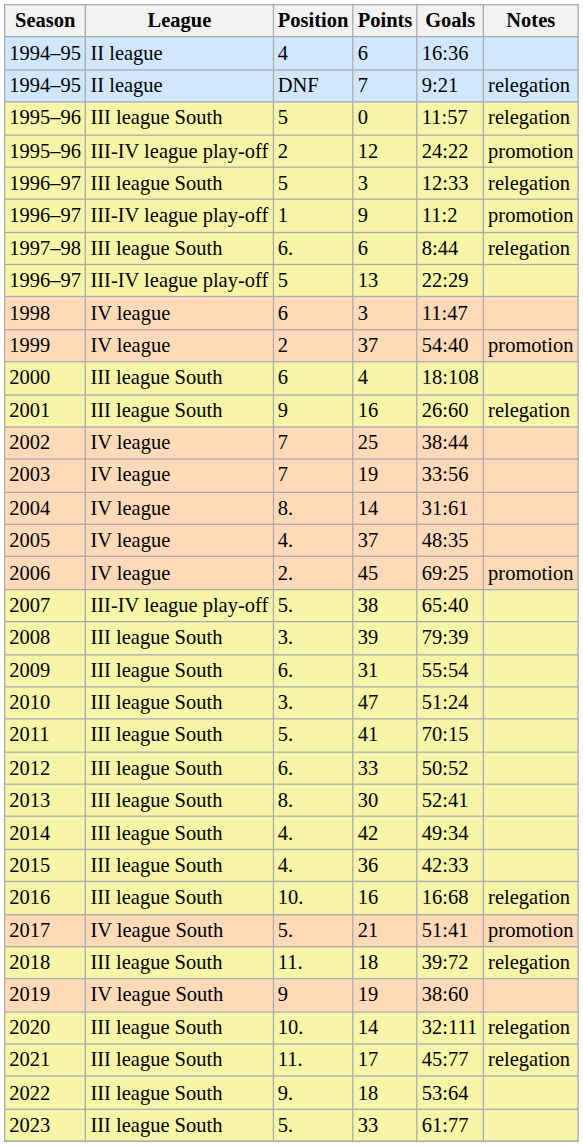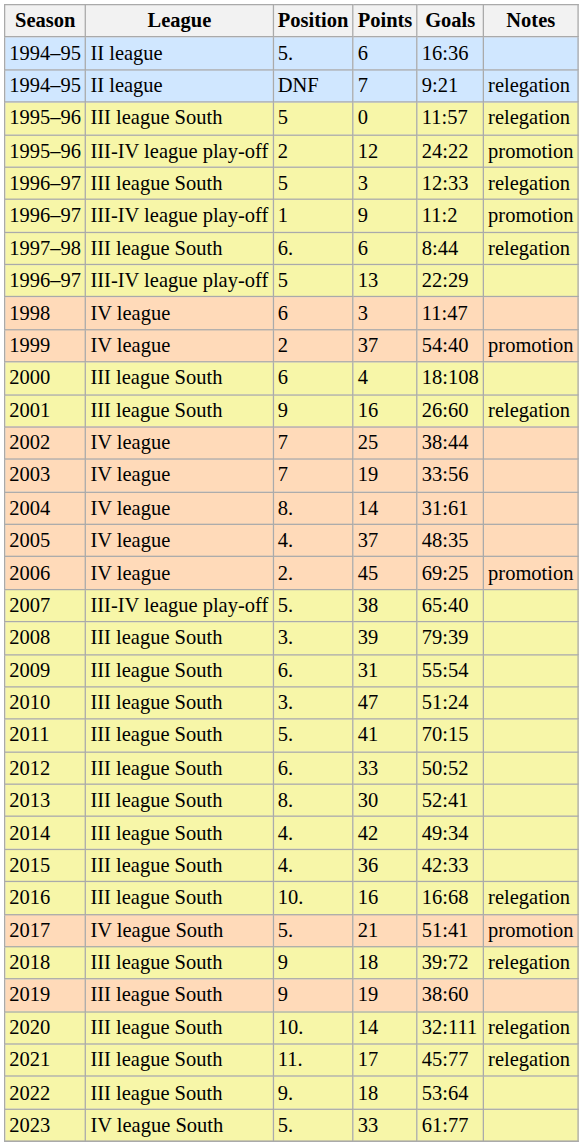(283, 53) 4 -> (285, 53) 5.
(290, 962) 11. -> (283, 962) 9
(157, 995) IV league South -> (156, 995) III league South
(156, 1125) III league South -> (157, 1125) IV league South
